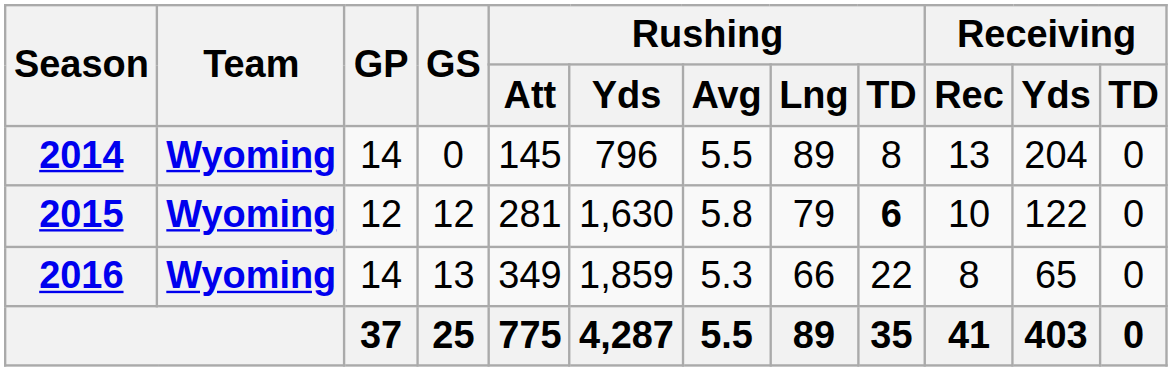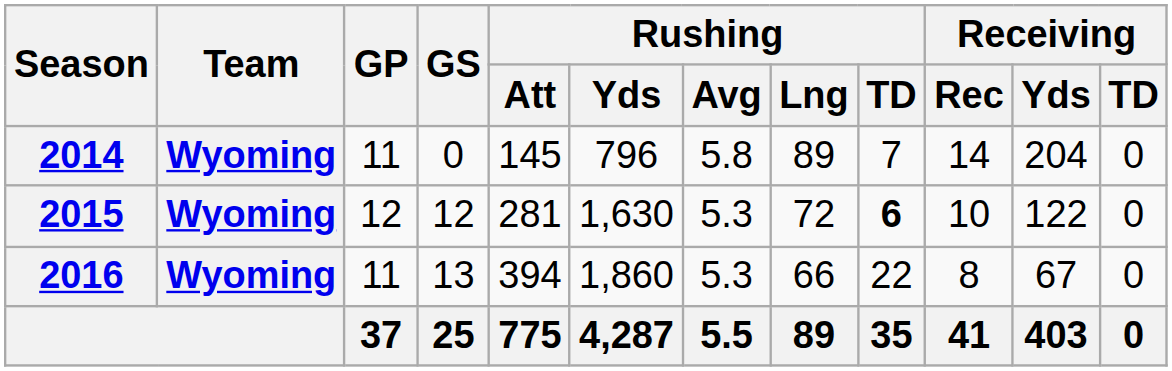(381, 154) 14 -> (381, 154) 11
(727, 154) 5.5 -> (727, 154) 5.8
(891, 154) 8 -> (891, 154) 7
(969, 154) 13 -> (969, 154) 14
(727, 214) 5.8 -> (727, 214) 5.3
(814, 214) 79 -> (814, 214) 72
(381, 275) 14 -> (381, 275) 11
(530, 275) 349 -> (530, 275) 394
(627, 275) 1,859 -> (627, 275) 1,860
(1056, 275) 65 -> (1056, 275) 67
